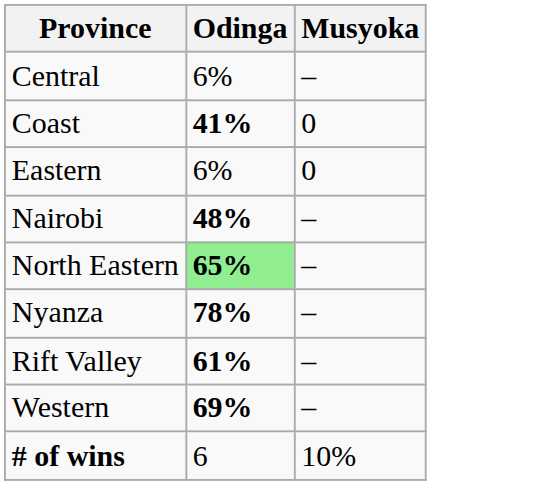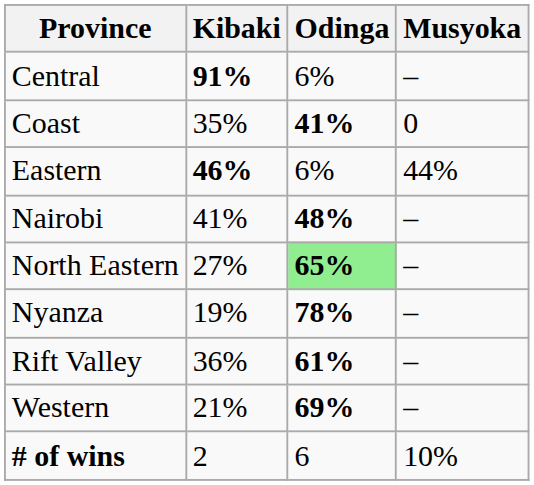+ column: (237, 28)
(309, 170) 0 -> (431, 170) 44%
